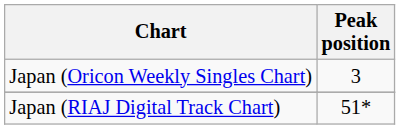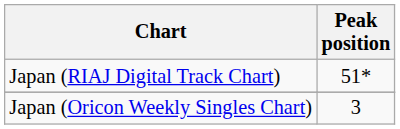rows swapped: (161, 75) <-> (145, 107)
